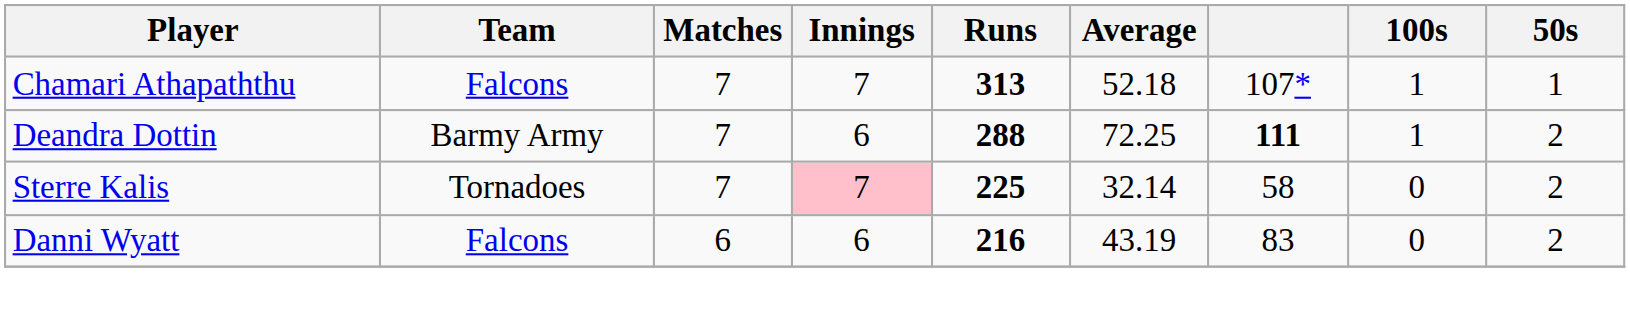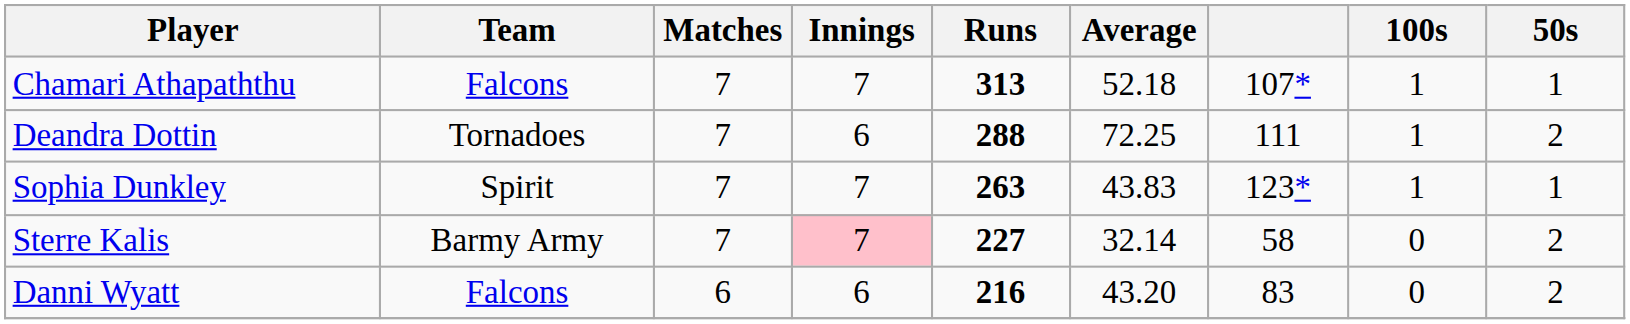(517, 135) Barmy Army -> (517, 135) Tornadoes
(1278, 135) bold -> (1278, 135) normal
+ row: (119, 187)
(517, 187) Tornadoes -> (517, 239) Barmy Army
(1000, 187) 225 -> (1000, 239) 227
(1139, 239) 43.19 -> (1139, 291) 43.20
